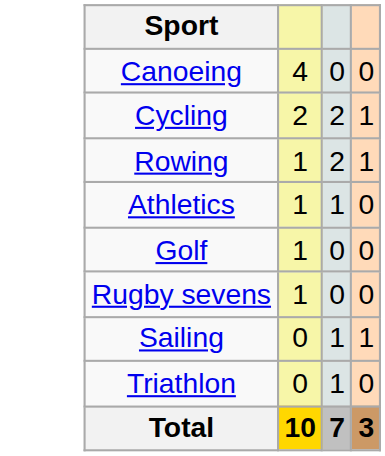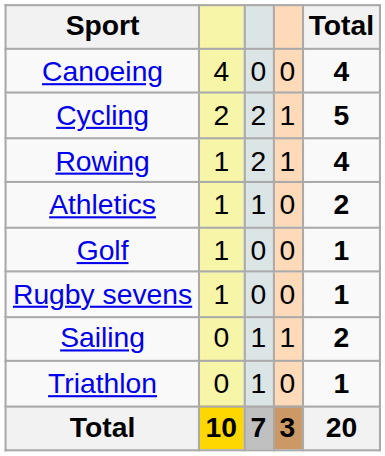+ column: (341, 27)
